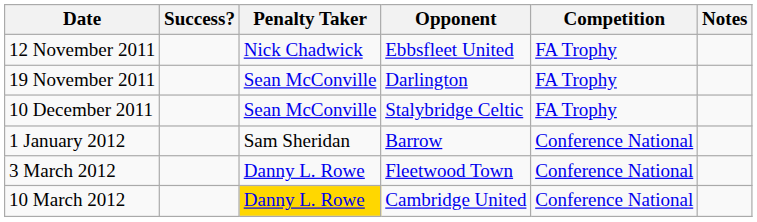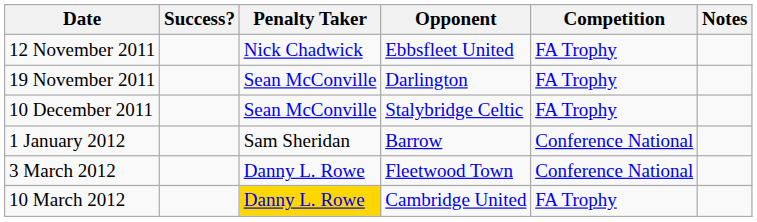(614, 200) Conference National -> (576, 200) FA Trophy
